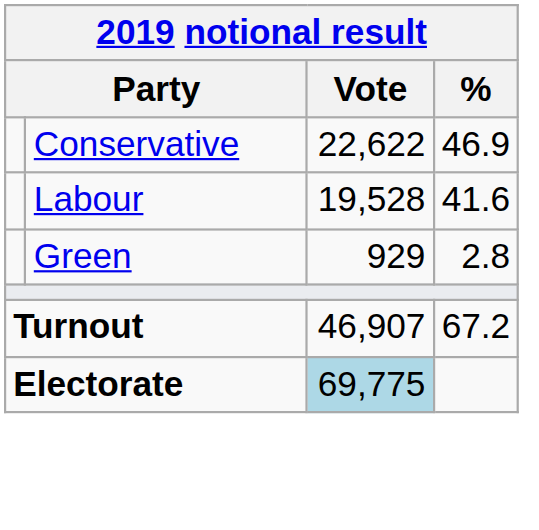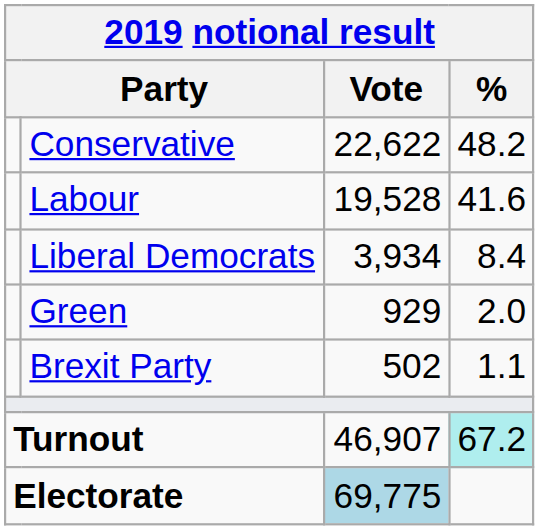(476, 144) 46.9 -> (492, 144) 48.2
+ row: (172, 255)
(486, 255) 2.8 -> (502, 311) 2.0
+ row: (120, 367)
(476, 327) no background -> (492, 439) paleturquoise background
